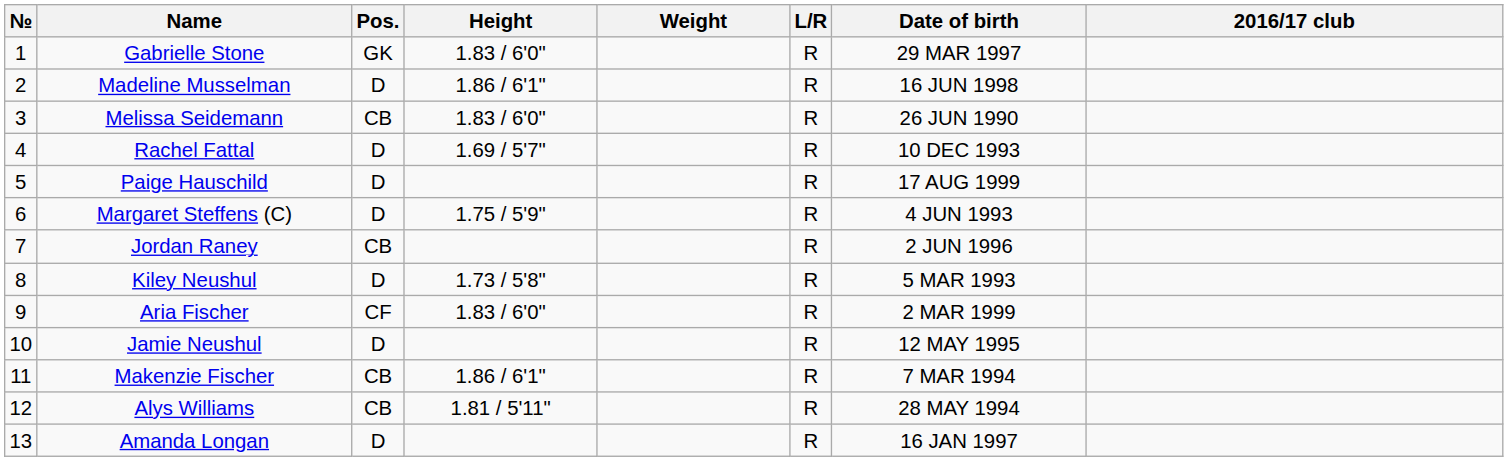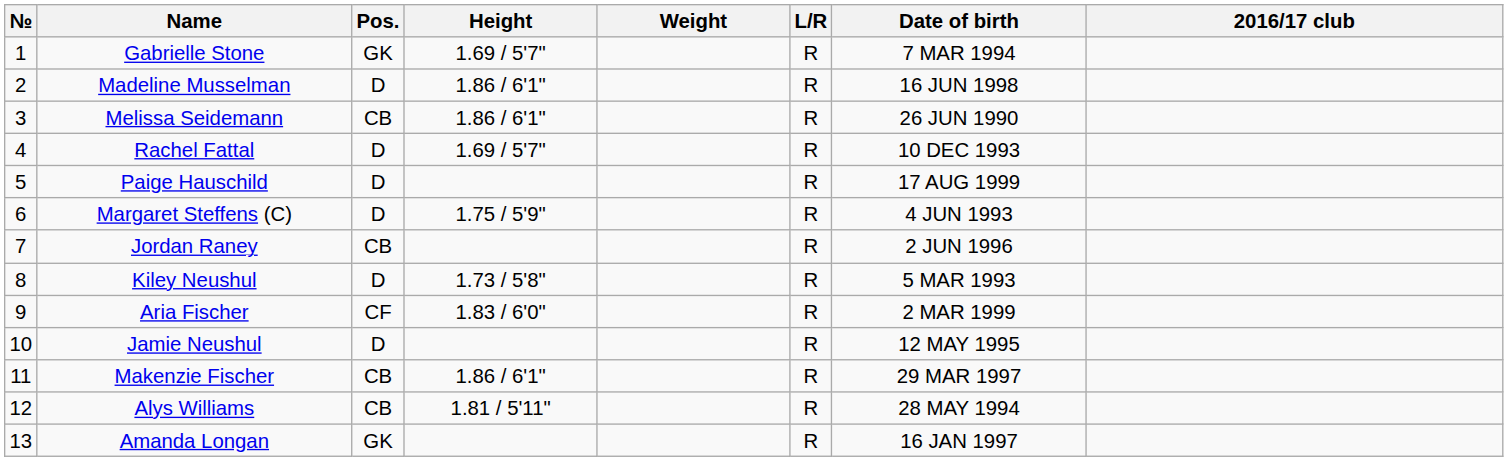(501, 53) 1.83 / 6'0" -> (501, 53) 1.69 / 5'7"
(959, 53) 29 MAR 1997 -> (959, 53) 7 MAR 1994
(501, 118) 1.83 / 6'0" -> (501, 118) 1.86 / 6'1"
(959, 376) 7 MAR 1994 -> (959, 376) 29 MAR 1997
(378, 440) D -> (378, 440) GK
